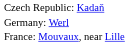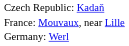rows swapped: (36, 22) <-> (64, 37)
